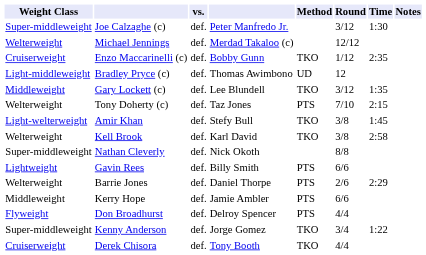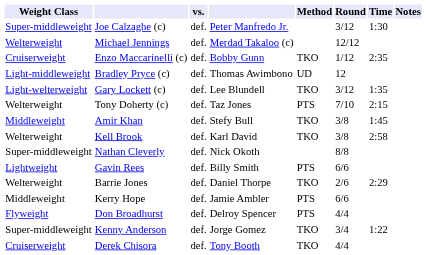(35, 89) Middleweight -> (46, 89) Light-welterweight
(46, 120) Light-welterweight -> (35, 120) Middleweight
(306, 183) PTS -> (308, 183) TKO
